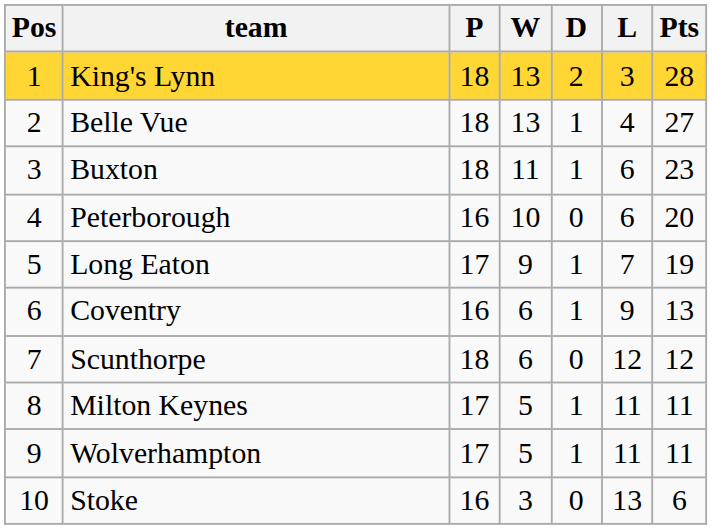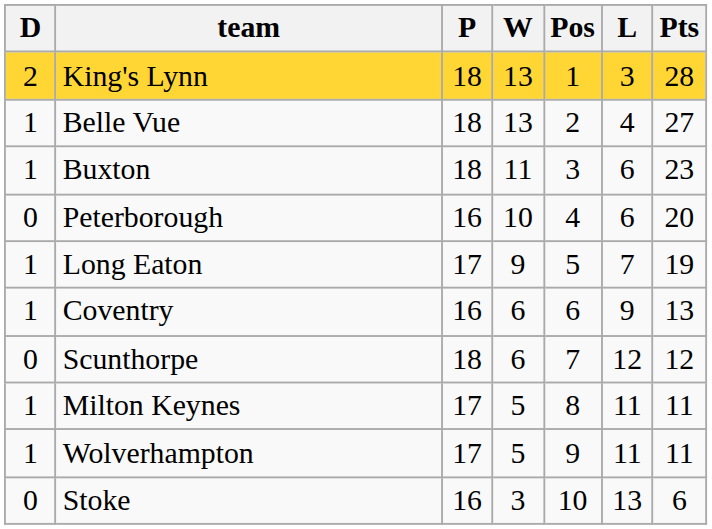columns swapped: (34, 28) <-> (576, 28)
